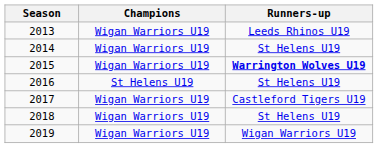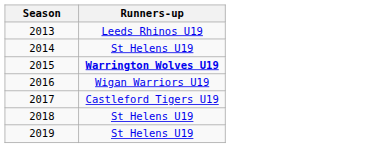- column: (152, 14)
(299, 82) St Helens U19 -> (152, 82) Wigan Warriors U19
(299, 134) Wigan Warriors U19 -> (152, 134) St Helens U19
